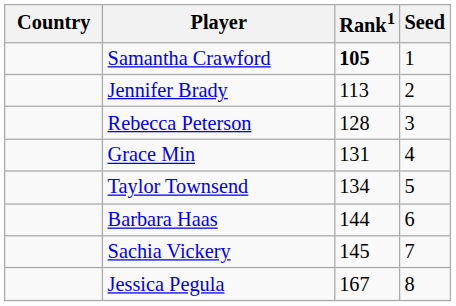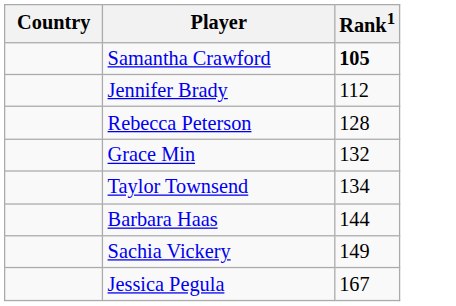- column: (425, 23)
(354, 90) 113 -> (354, 90) 112
(354, 155) 131 -> (354, 155) 132
(354, 251) 145 -> (354, 251) 149
